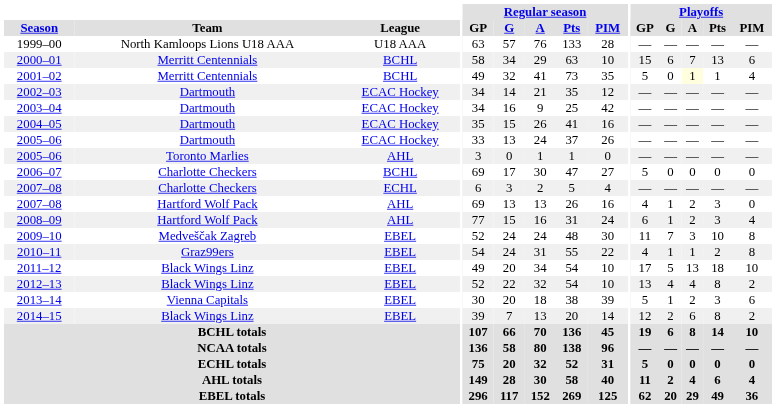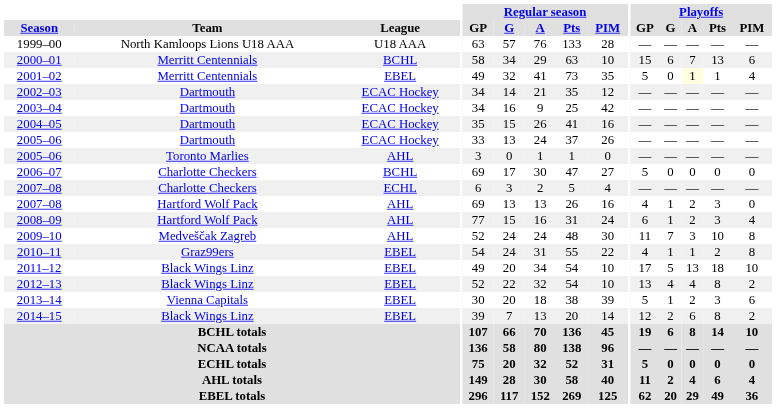(400, 76) BCHL -> (400, 76) EBEL
(400, 236) EBEL -> (400, 236) AHL
